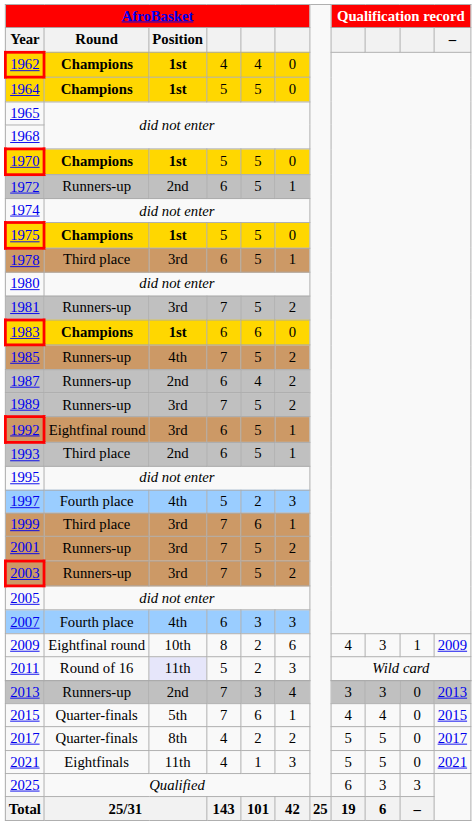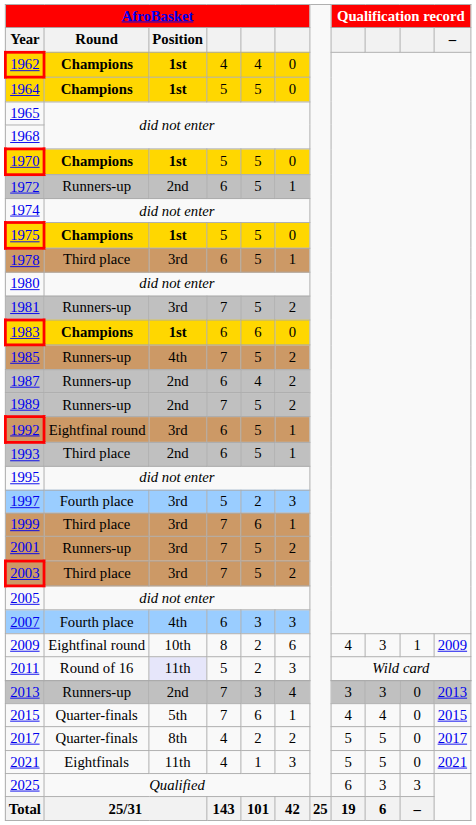(178, 404) 3rd -> (178, 404) 2nd
(178, 501) 4th -> (178, 501) 3rd
(97, 573) Runners-up -> (97, 573) Third place
